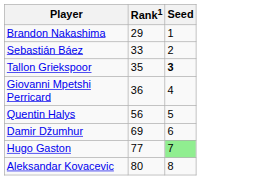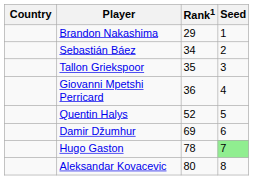+ column: (31, 14)
(137, 50) 33 -> (190, 50) 34
(171, 67) bold -> (223, 67) normal
(137, 114) 56 -> (190, 114) 52
(137, 149) 77 -> (190, 149) 78
